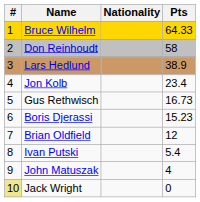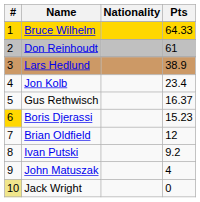(171, 48) 58 -> (171, 48) 61
(179, 100) 16.73 -> (179, 100) 16.37
(10, 118) no background -> (10, 118) gold background
(173, 153) 5.4 -> (173, 153) 9.2
